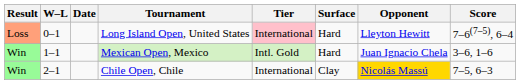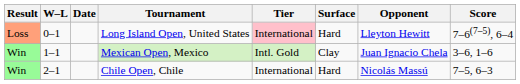(329, 52) Hard -> (329, 52) Clay
(329, 70) Clay -> (329, 70) Hard
(394, 70) gold background -> (394, 70) no background
